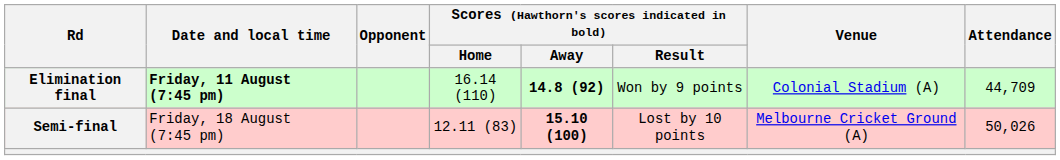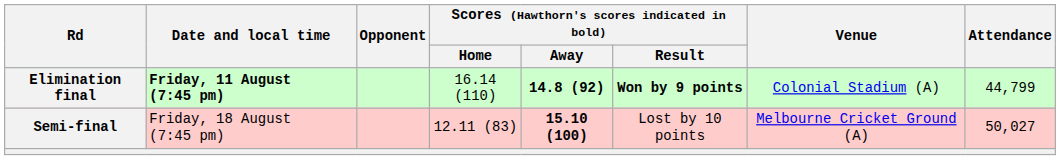(680, 88) normal -> (680, 88) bold
(1010, 88) 44,709 -> (1010, 88) 44,799
(1010, 128) 50,026 -> (1010, 128) 50,027
